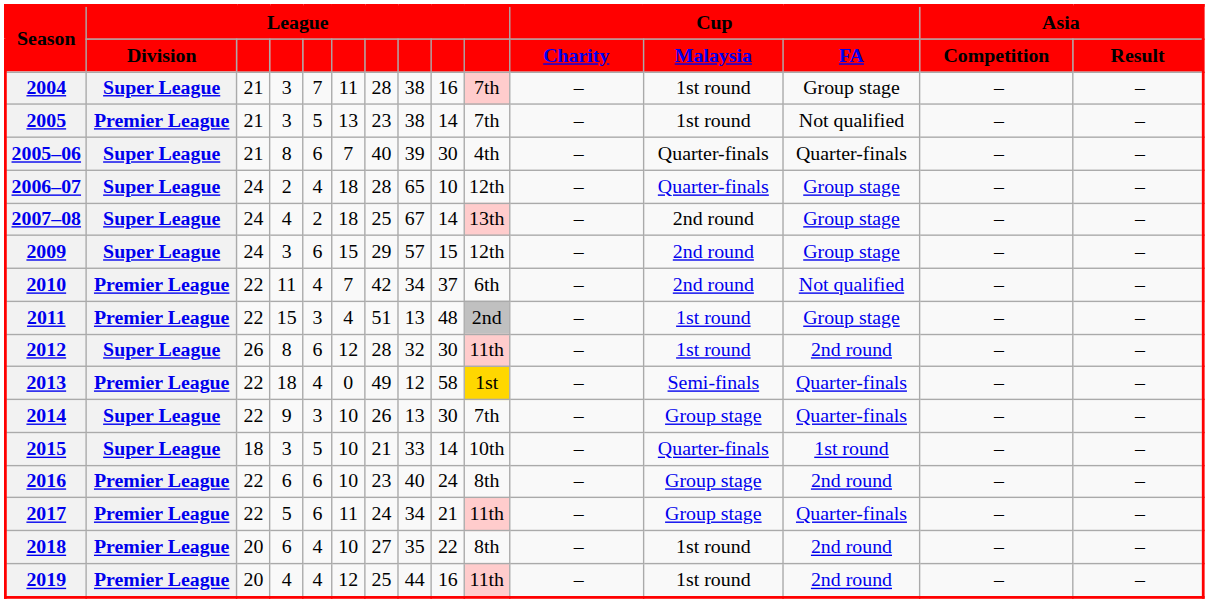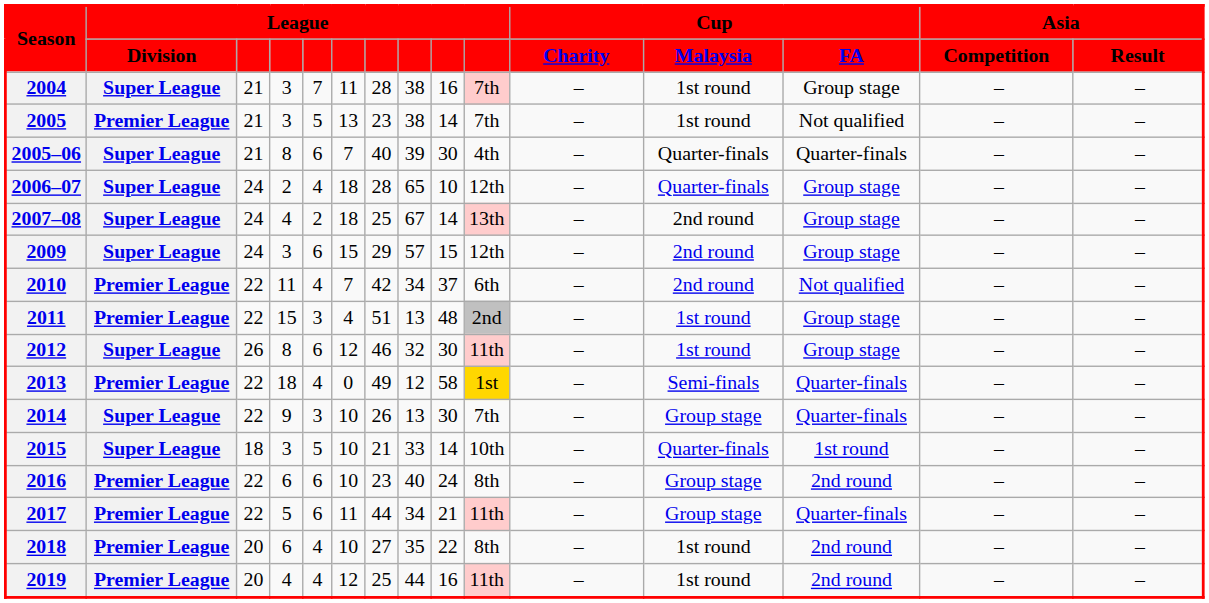(381, 350) 28 -> (381, 350) 46
(851, 350) 2nd round -> (851, 350) Group stage
(381, 514) 24 -> (381, 514) 44
